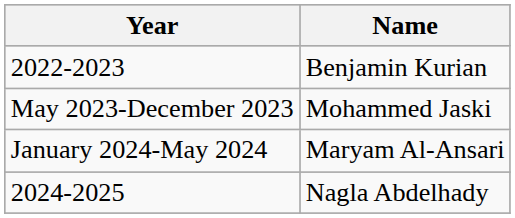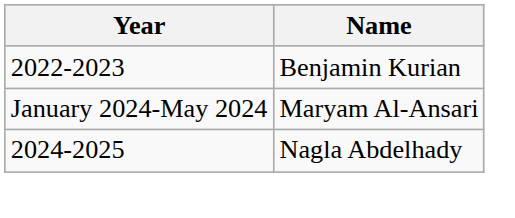- row: (152, 108)
